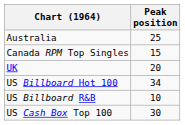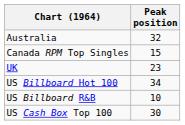(155, 38) 25 -> (155, 38) 32
(155, 68) 20 -> (155, 68) 23
